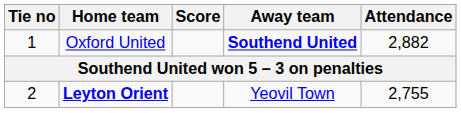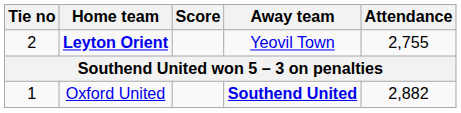rows swapped: (115, 42) <-> (116, 94)
